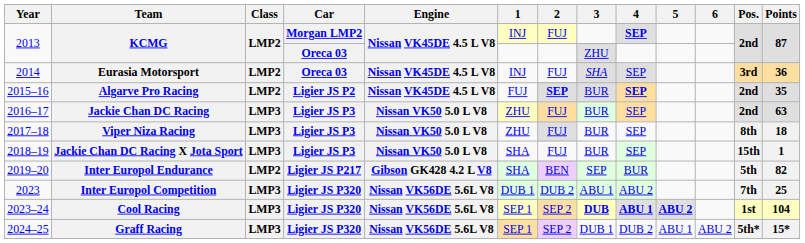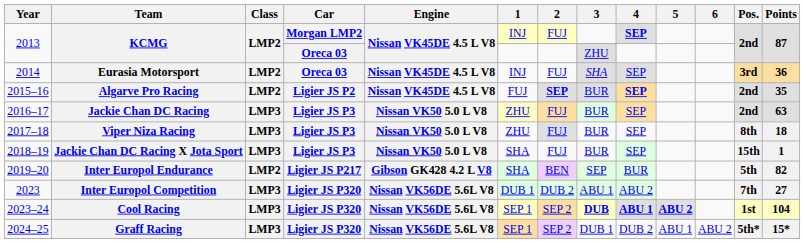(781, 189) 25 -> (781, 189) 27
